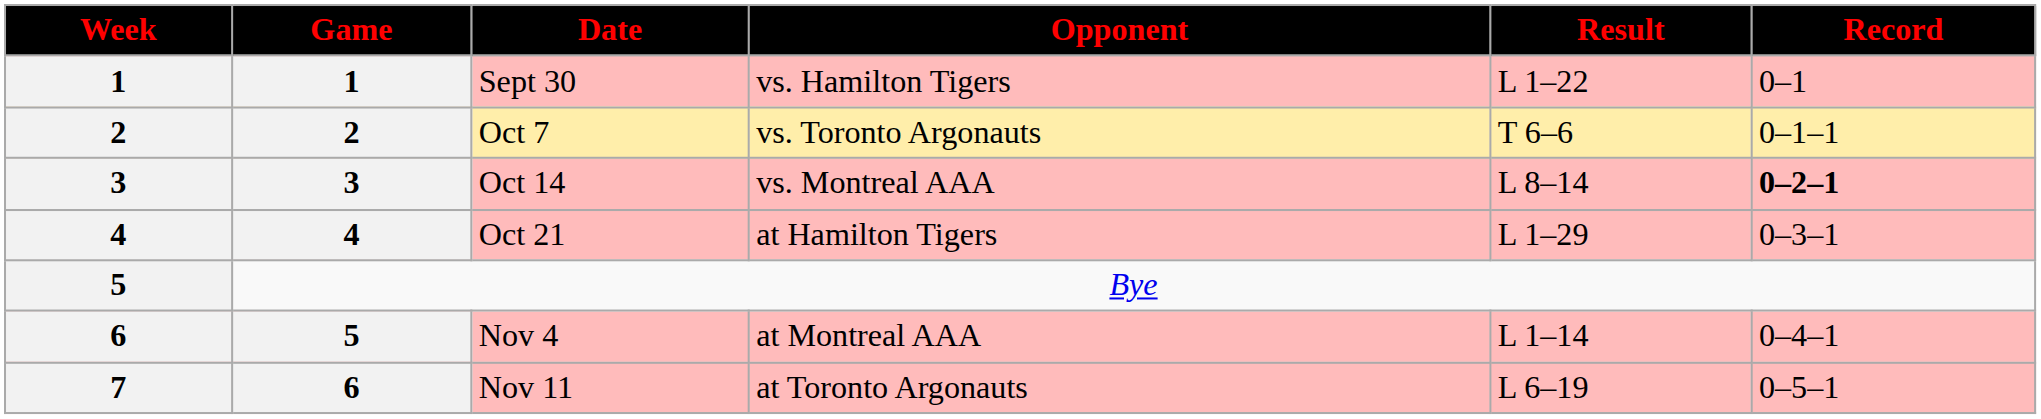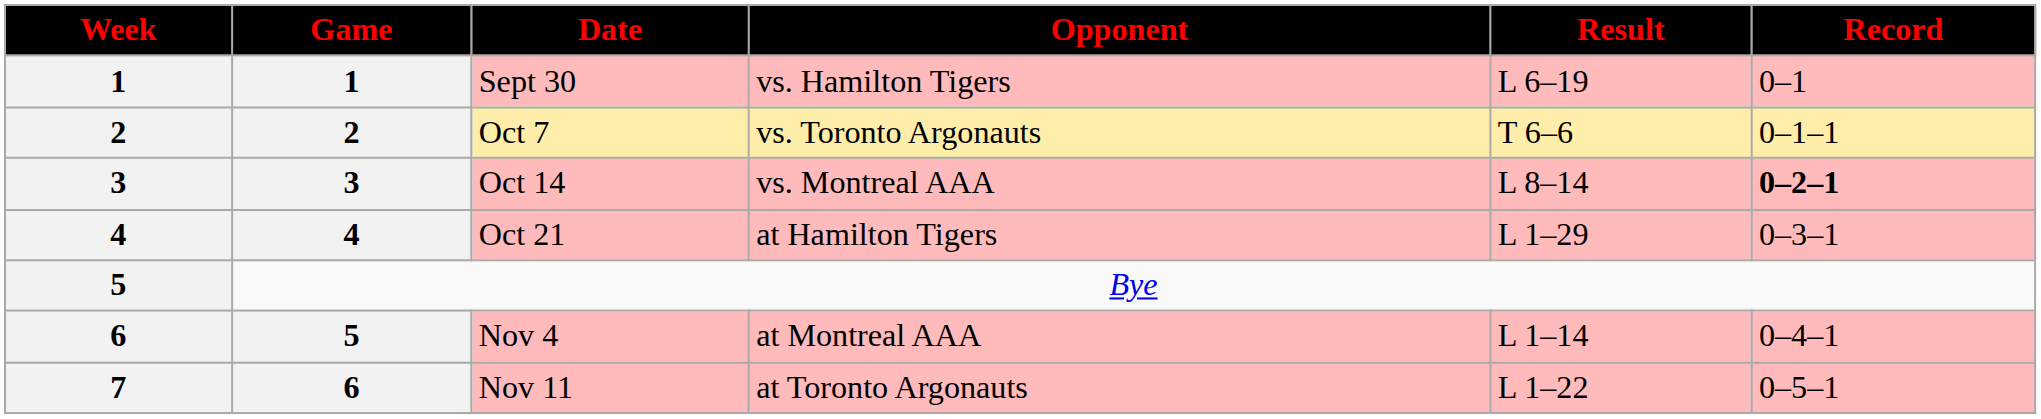(1543, 81) L 1–22 -> (1543, 81) L 6–19
(1543, 387) L 6–19 -> (1543, 387) L 1–22
